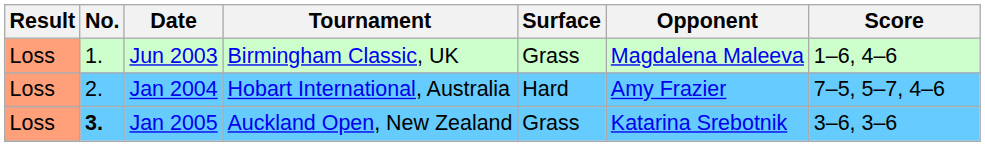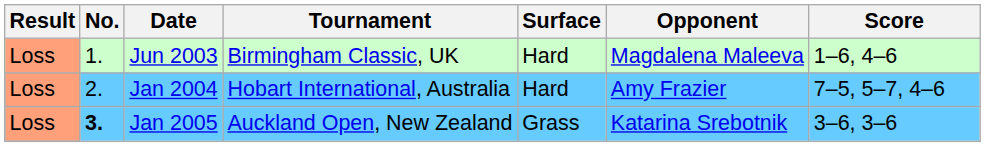(551, 55) Grass -> (546, 55) Hard
